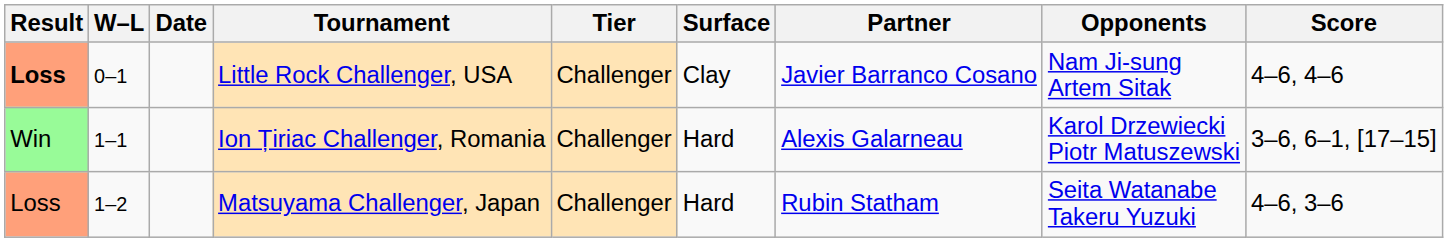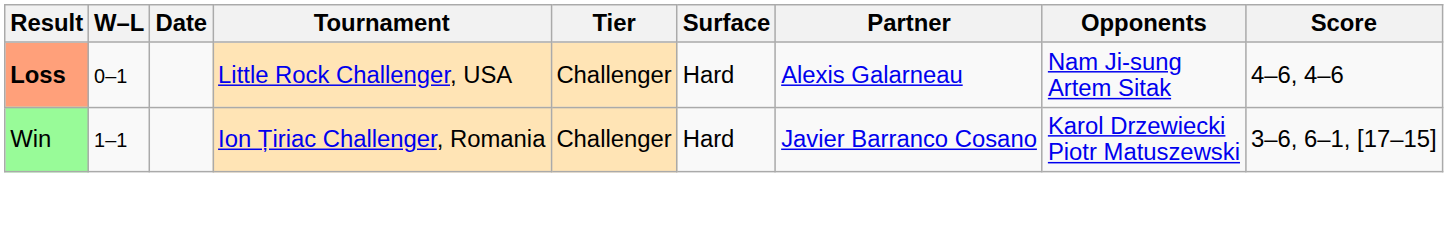(707, 74) Clay -> (709, 74) Hard
(909, 74) Javier Barranco Cosano -> (872, 74) Alexis Galarneau
(872, 139) Alexis Galarneau -> (909, 139) Javier Barranco Cosano
- row: (379, 203)
